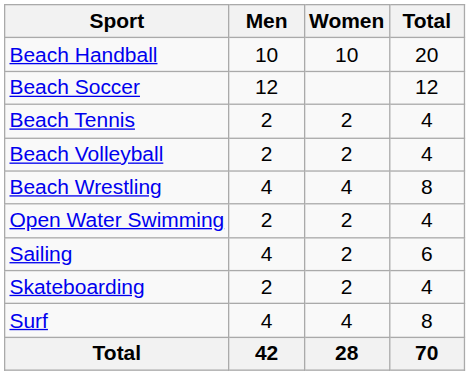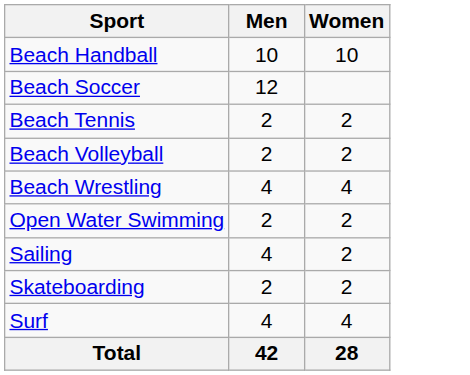- column: (427, 21)
